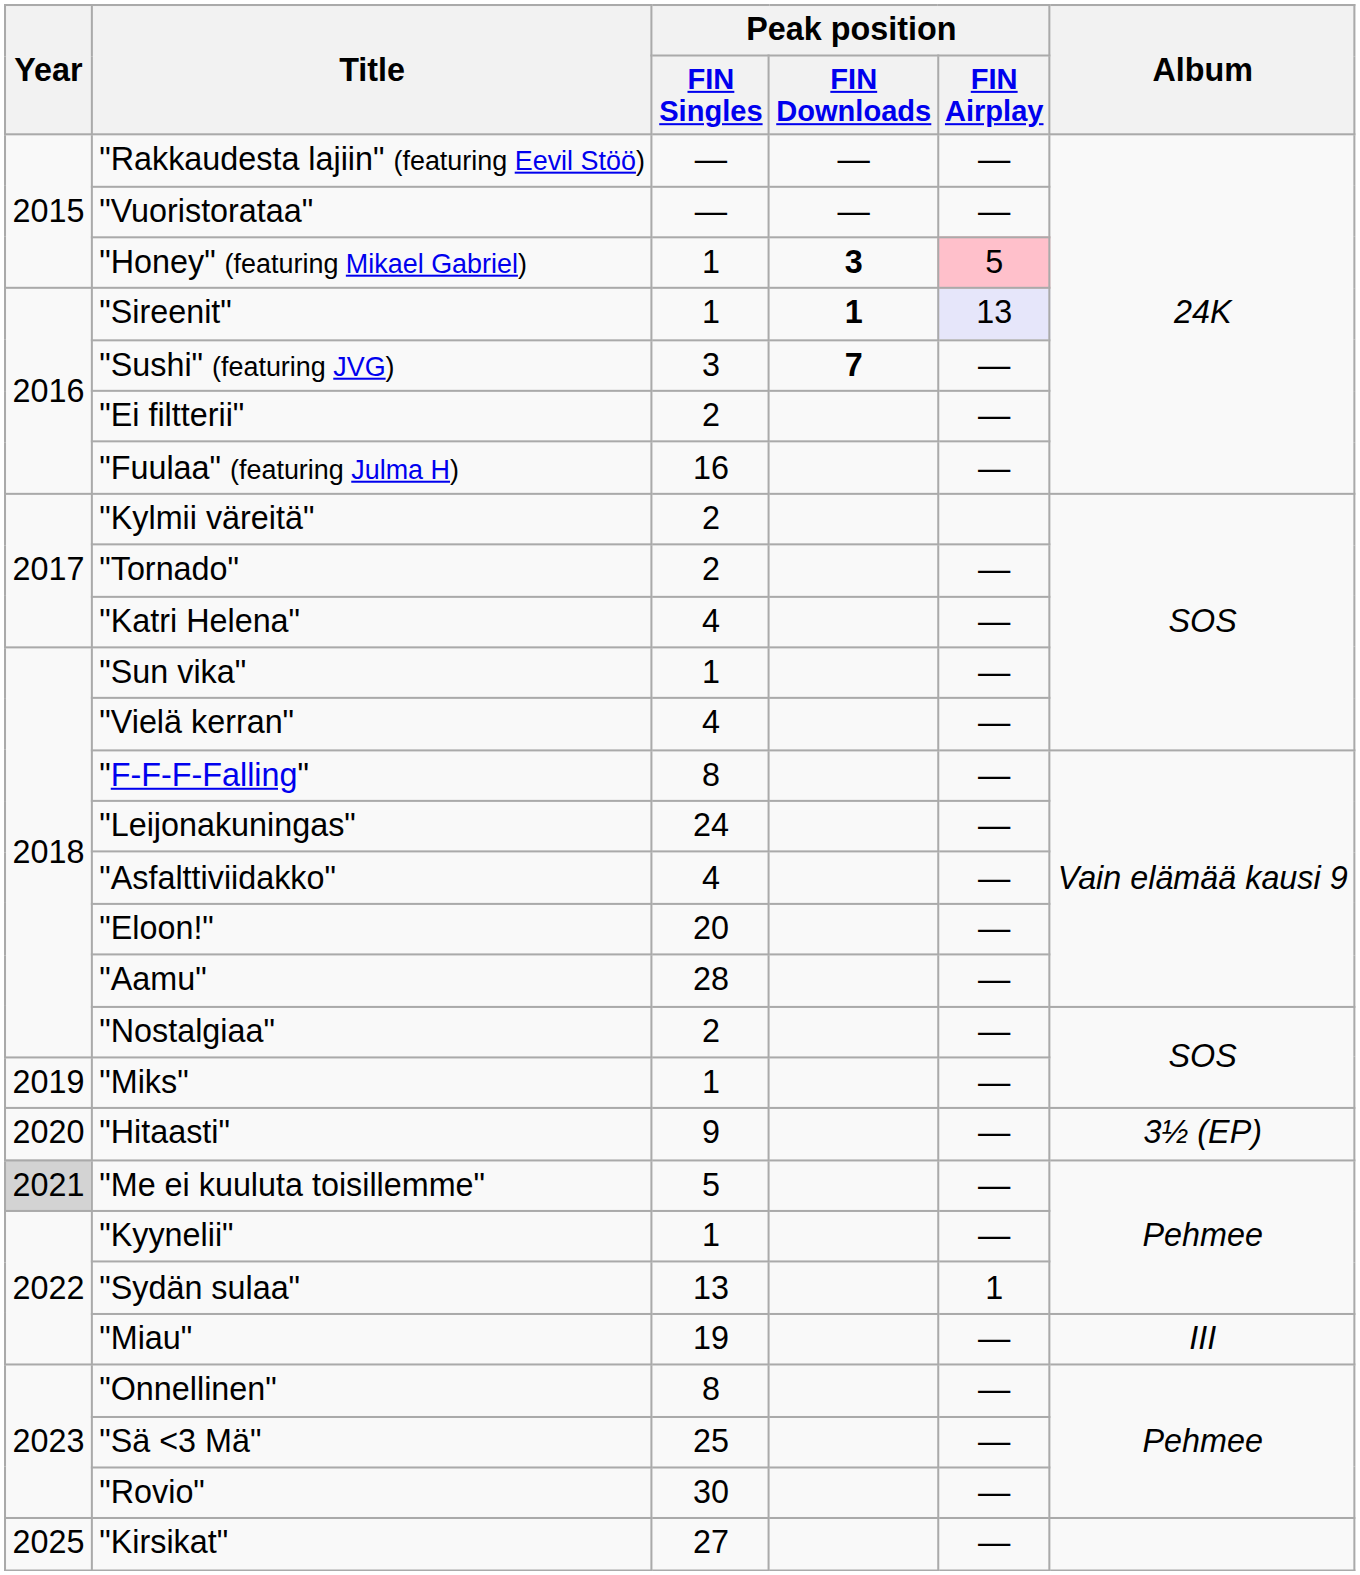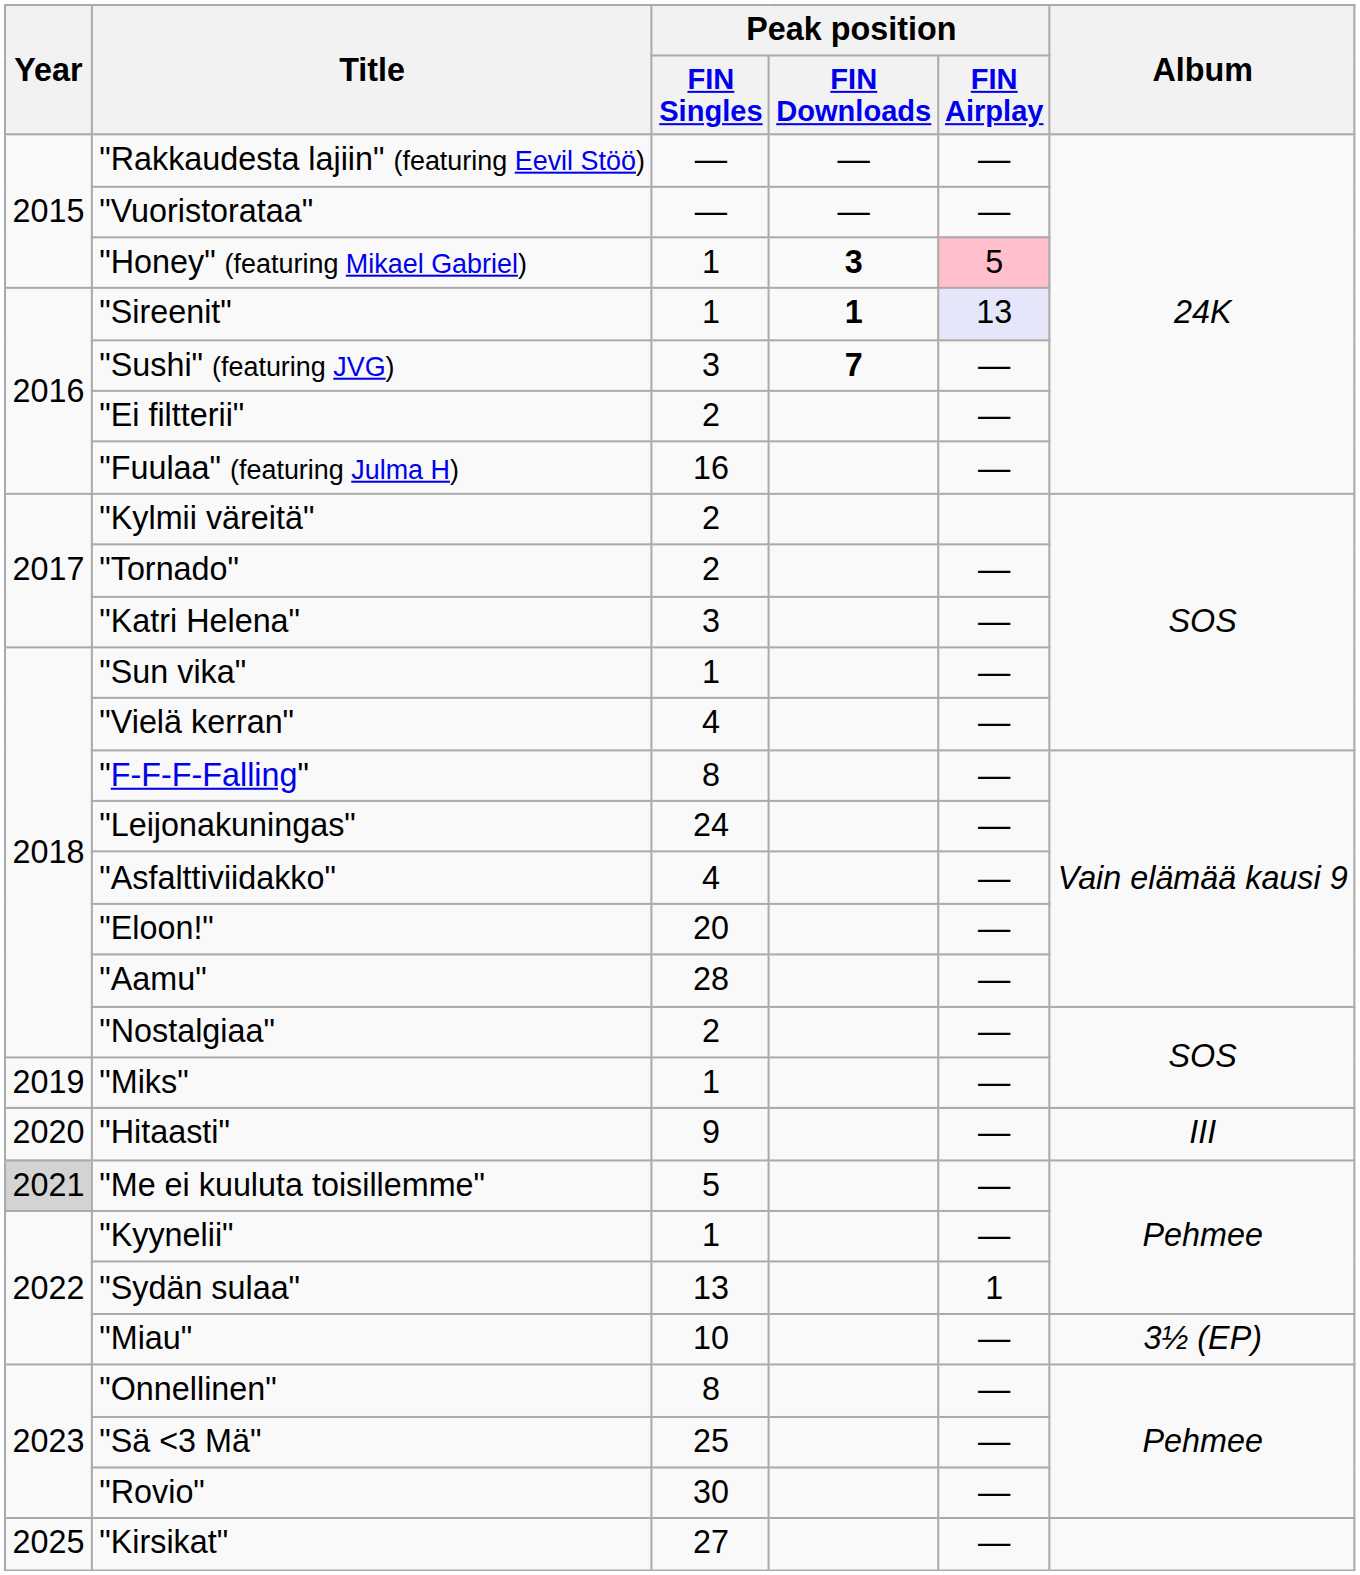(711, 620) 4 -> (711, 620) 3
(1203, 1133) 3½ (EP) -> (1203, 1133) III
(711, 1338) 19 -> (711, 1338) 10
(1203, 1338) III -> (1203, 1338) 3½ (EP)
